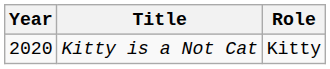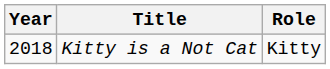(31, 49) 2020 -> (31, 49) 2018
